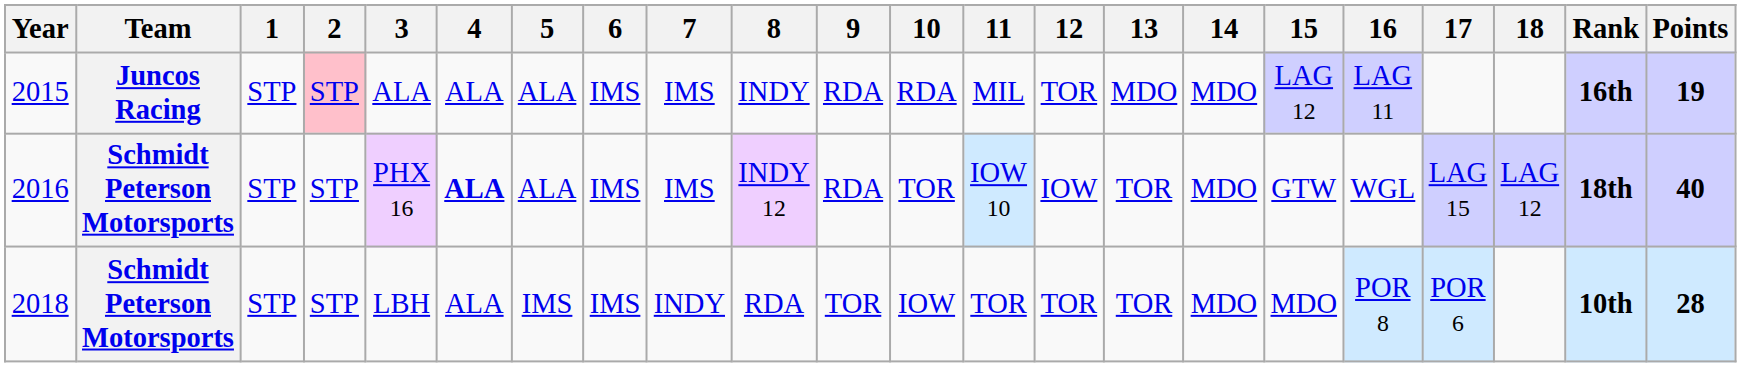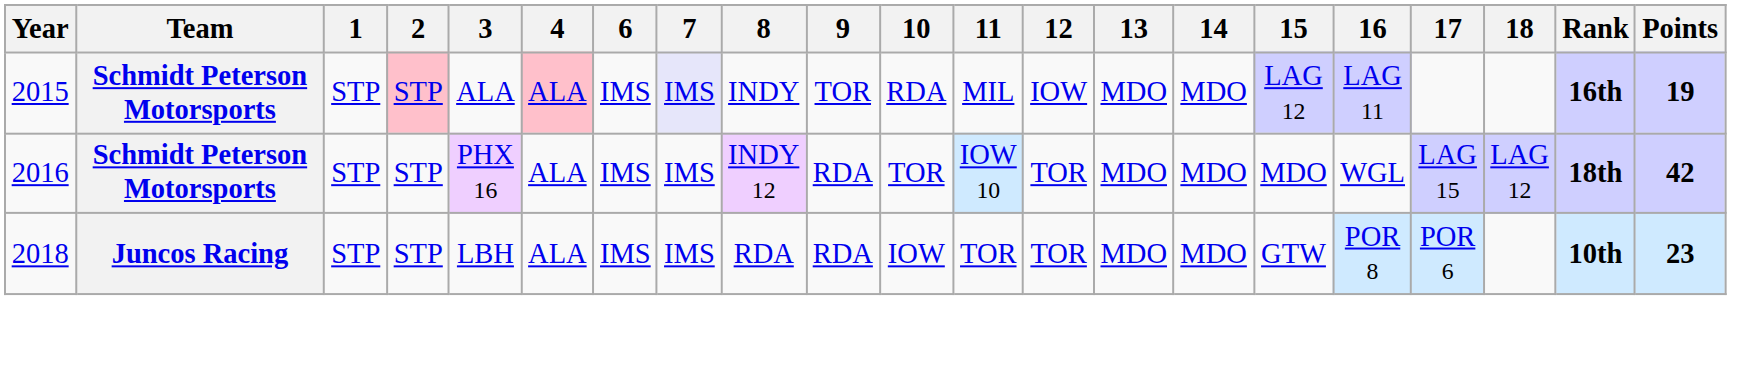- column: (547, 28)
(158, 92) Juncos Racing -> (200, 92) Schmidt Peterson Motorsports
(474, 92) no background -> (557, 92) pink background
(689, 92) no background -> (689, 92) lavender background
(853, 92) RDA -> (843, 92) TOR
(1069, 92) TOR -> (1059, 92) IOW
(474, 189) bold -> (557, 172) normal
(1069, 189) IOW -> (1059, 172) TOR
(1144, 189) TOR -> (1134, 172) MDO
(1304, 189) GTW -> (1294, 172) MDO
(1690, 189) 40 -> (1680, 172) 42
(158, 304) Schmidt Peterson Motorsports -> (200, 253) Juncos Racing
(689, 304) INDY -> (689, 253) IMS
(853, 304) TOR -> (843, 253) RDA
(1144, 304) TOR -> (1134, 253) MDO
(1304, 304) MDO -> (1293, 253) GTW
(1690, 304) 28 -> (1680, 253) 23
